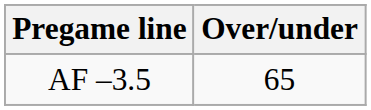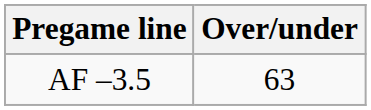(280, 79) 65 -> (280, 79) 63
